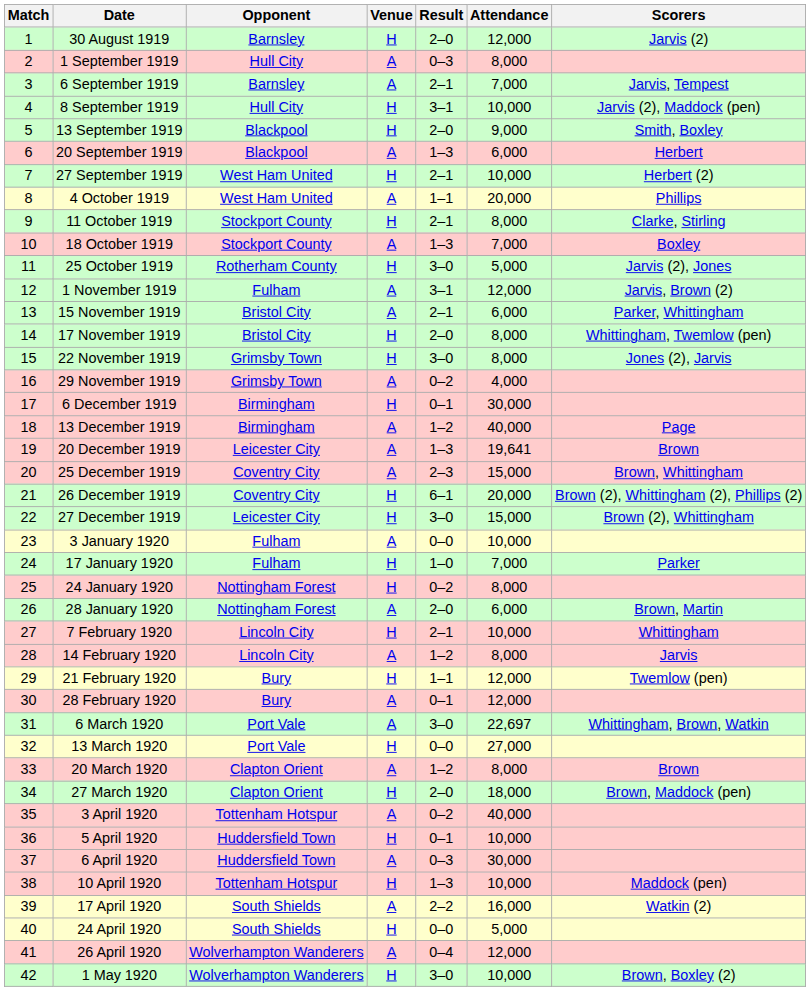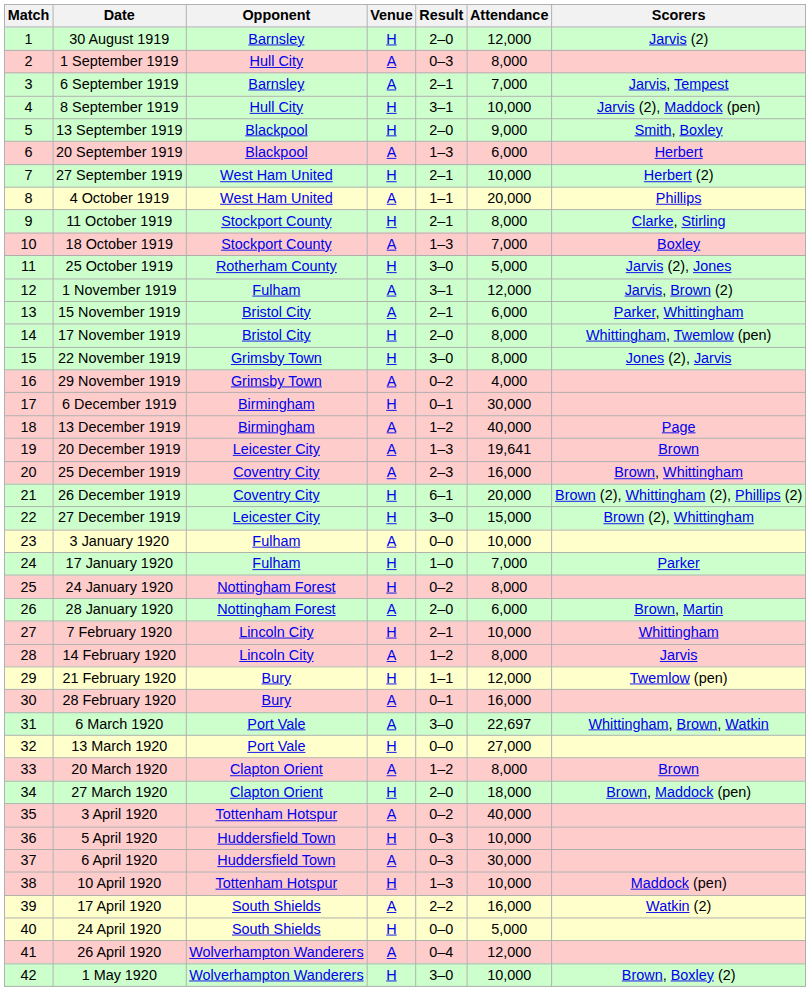(509, 472) 15,000 -> (509, 472) 16,000
(509, 701) 12,000 -> (509, 701) 16,000
(441, 838) 0–1 -> (441, 838) 0–3
